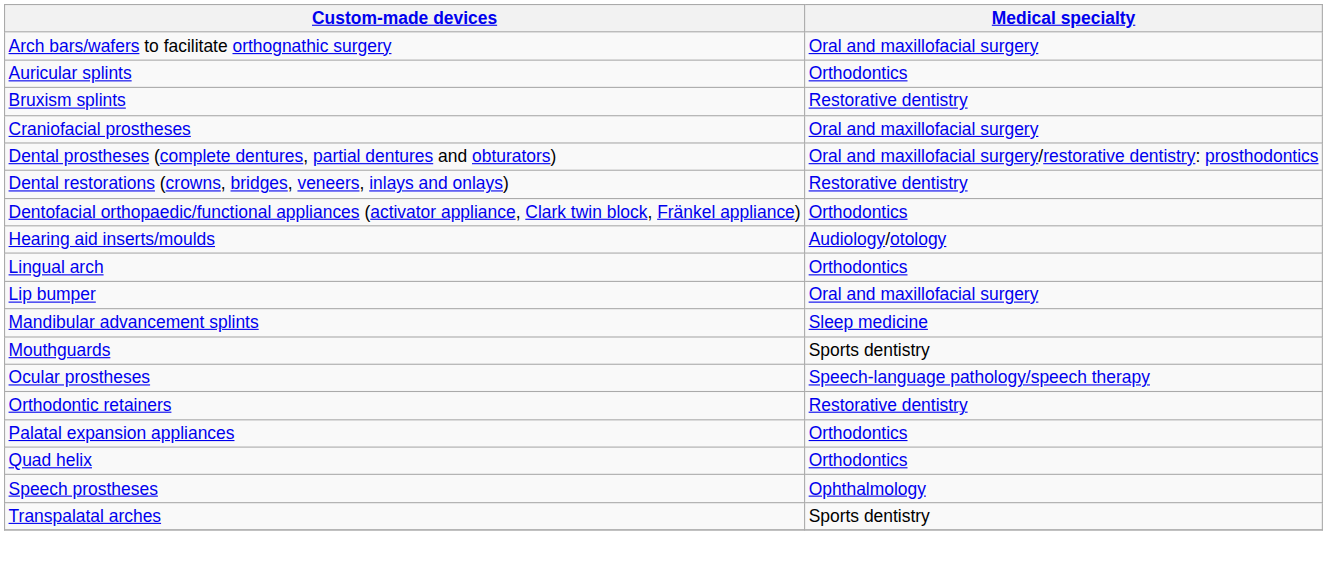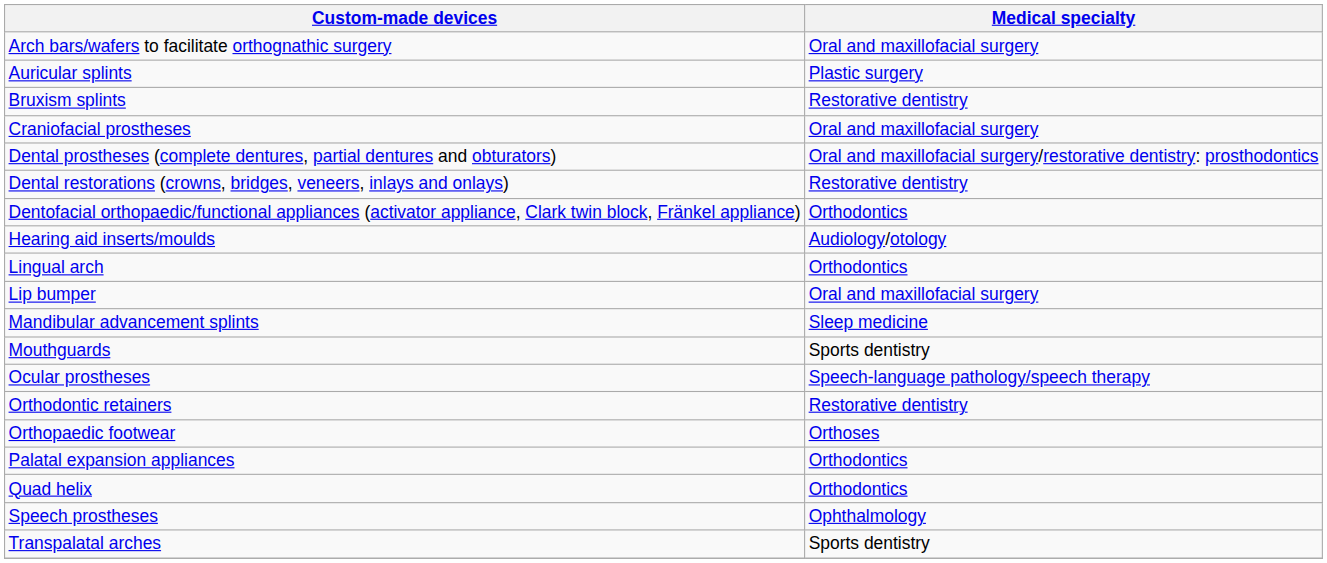(858, 73) Orthodontics -> (866, 73) Plastic surgery
+ row: (92, 433)
